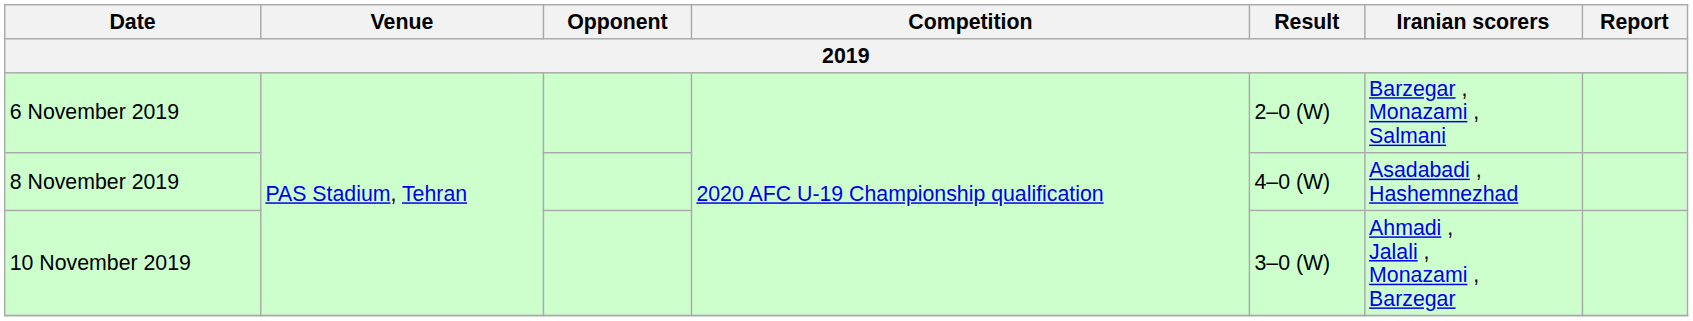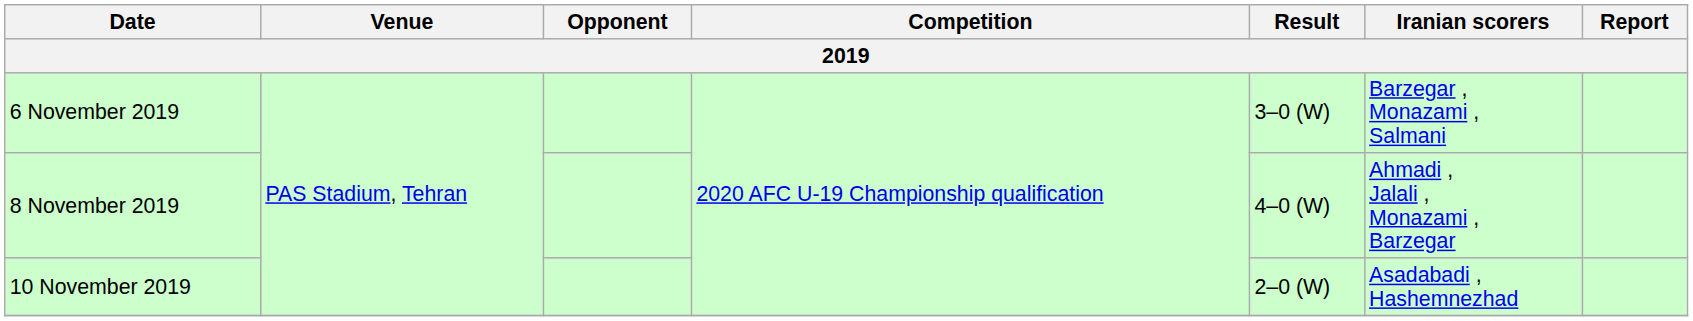(1292, 113) 2–0 (W) -> (1292, 113) 3–0 (W)
(1444, 182) Asadabadi , Hashemnezhad -> (1424, 206) Ahmadi , Jalali , Monazami , Barzegar
(1292, 263) 3–0 (W) -> (1292, 287) 2–0 (W)
(1424, 263) Ahmadi , Jalali , Monazami , Barzegar -> (1444, 287) Asadabadi , Hashemnezhad
